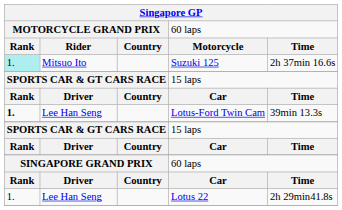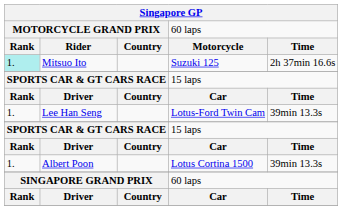(11, 113) bold -> (11, 113) normal
+ row: (68, 163)
- row: (72, 197)
